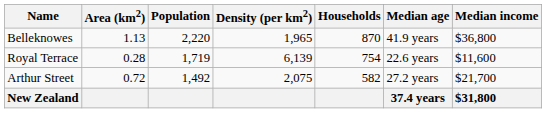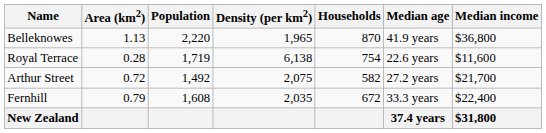(298, 58) 6,139 -> (298, 58) 6,138
+ row: (27, 98)
